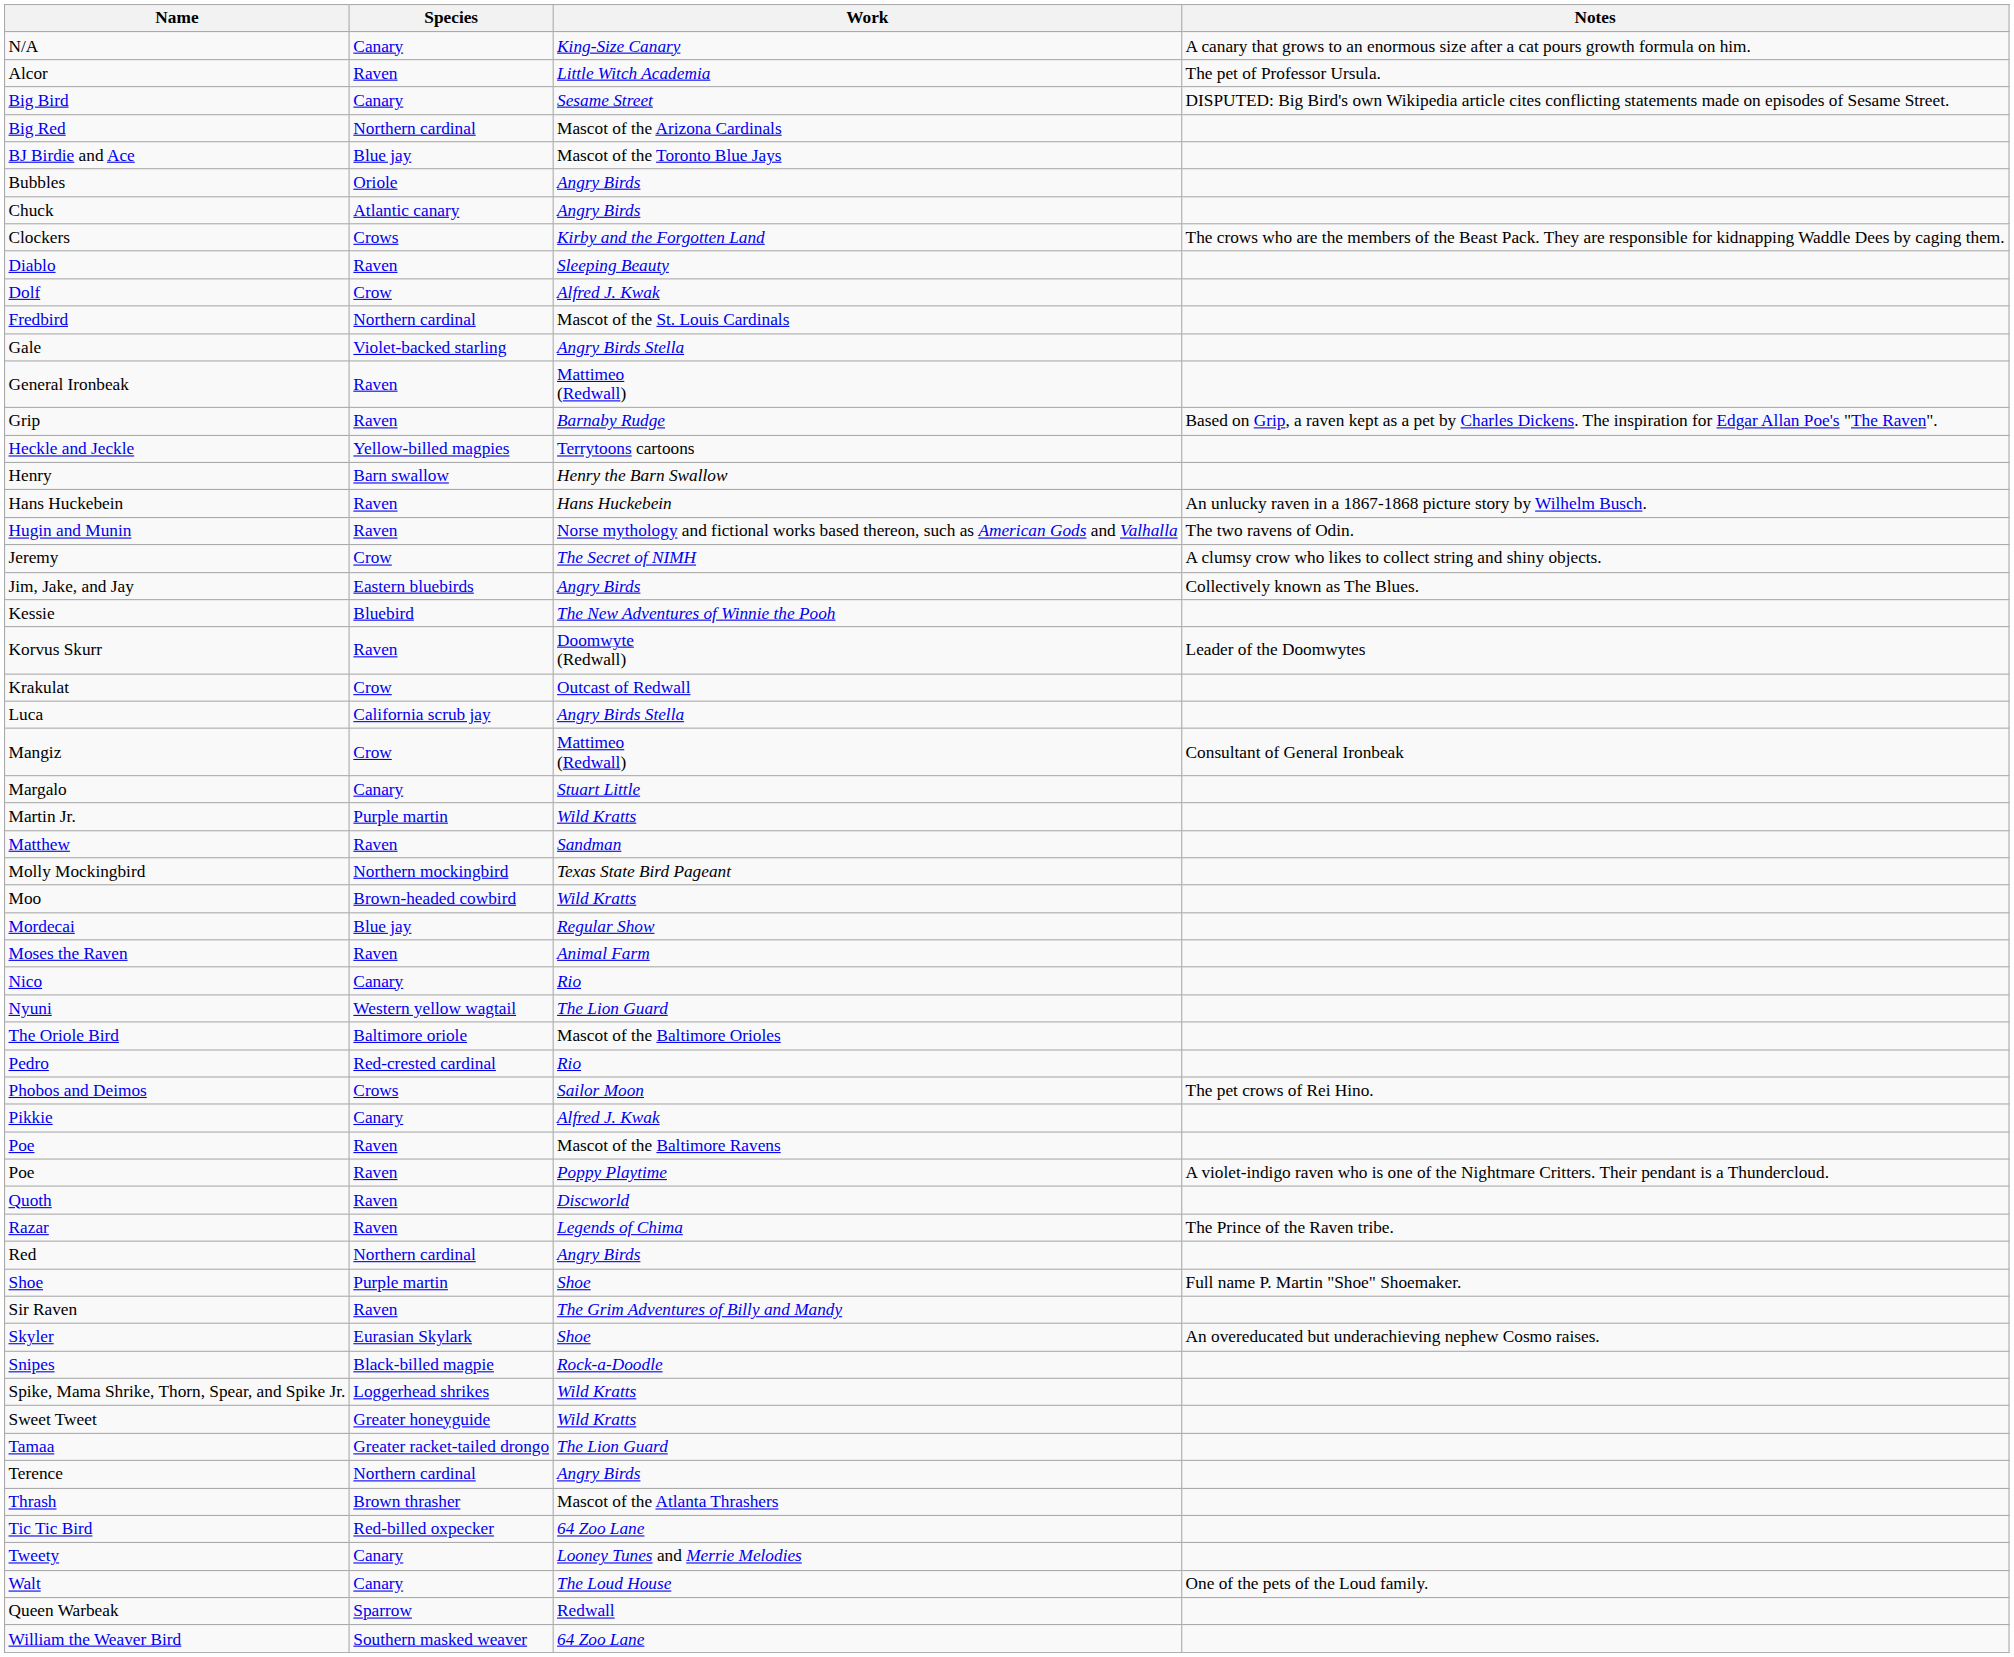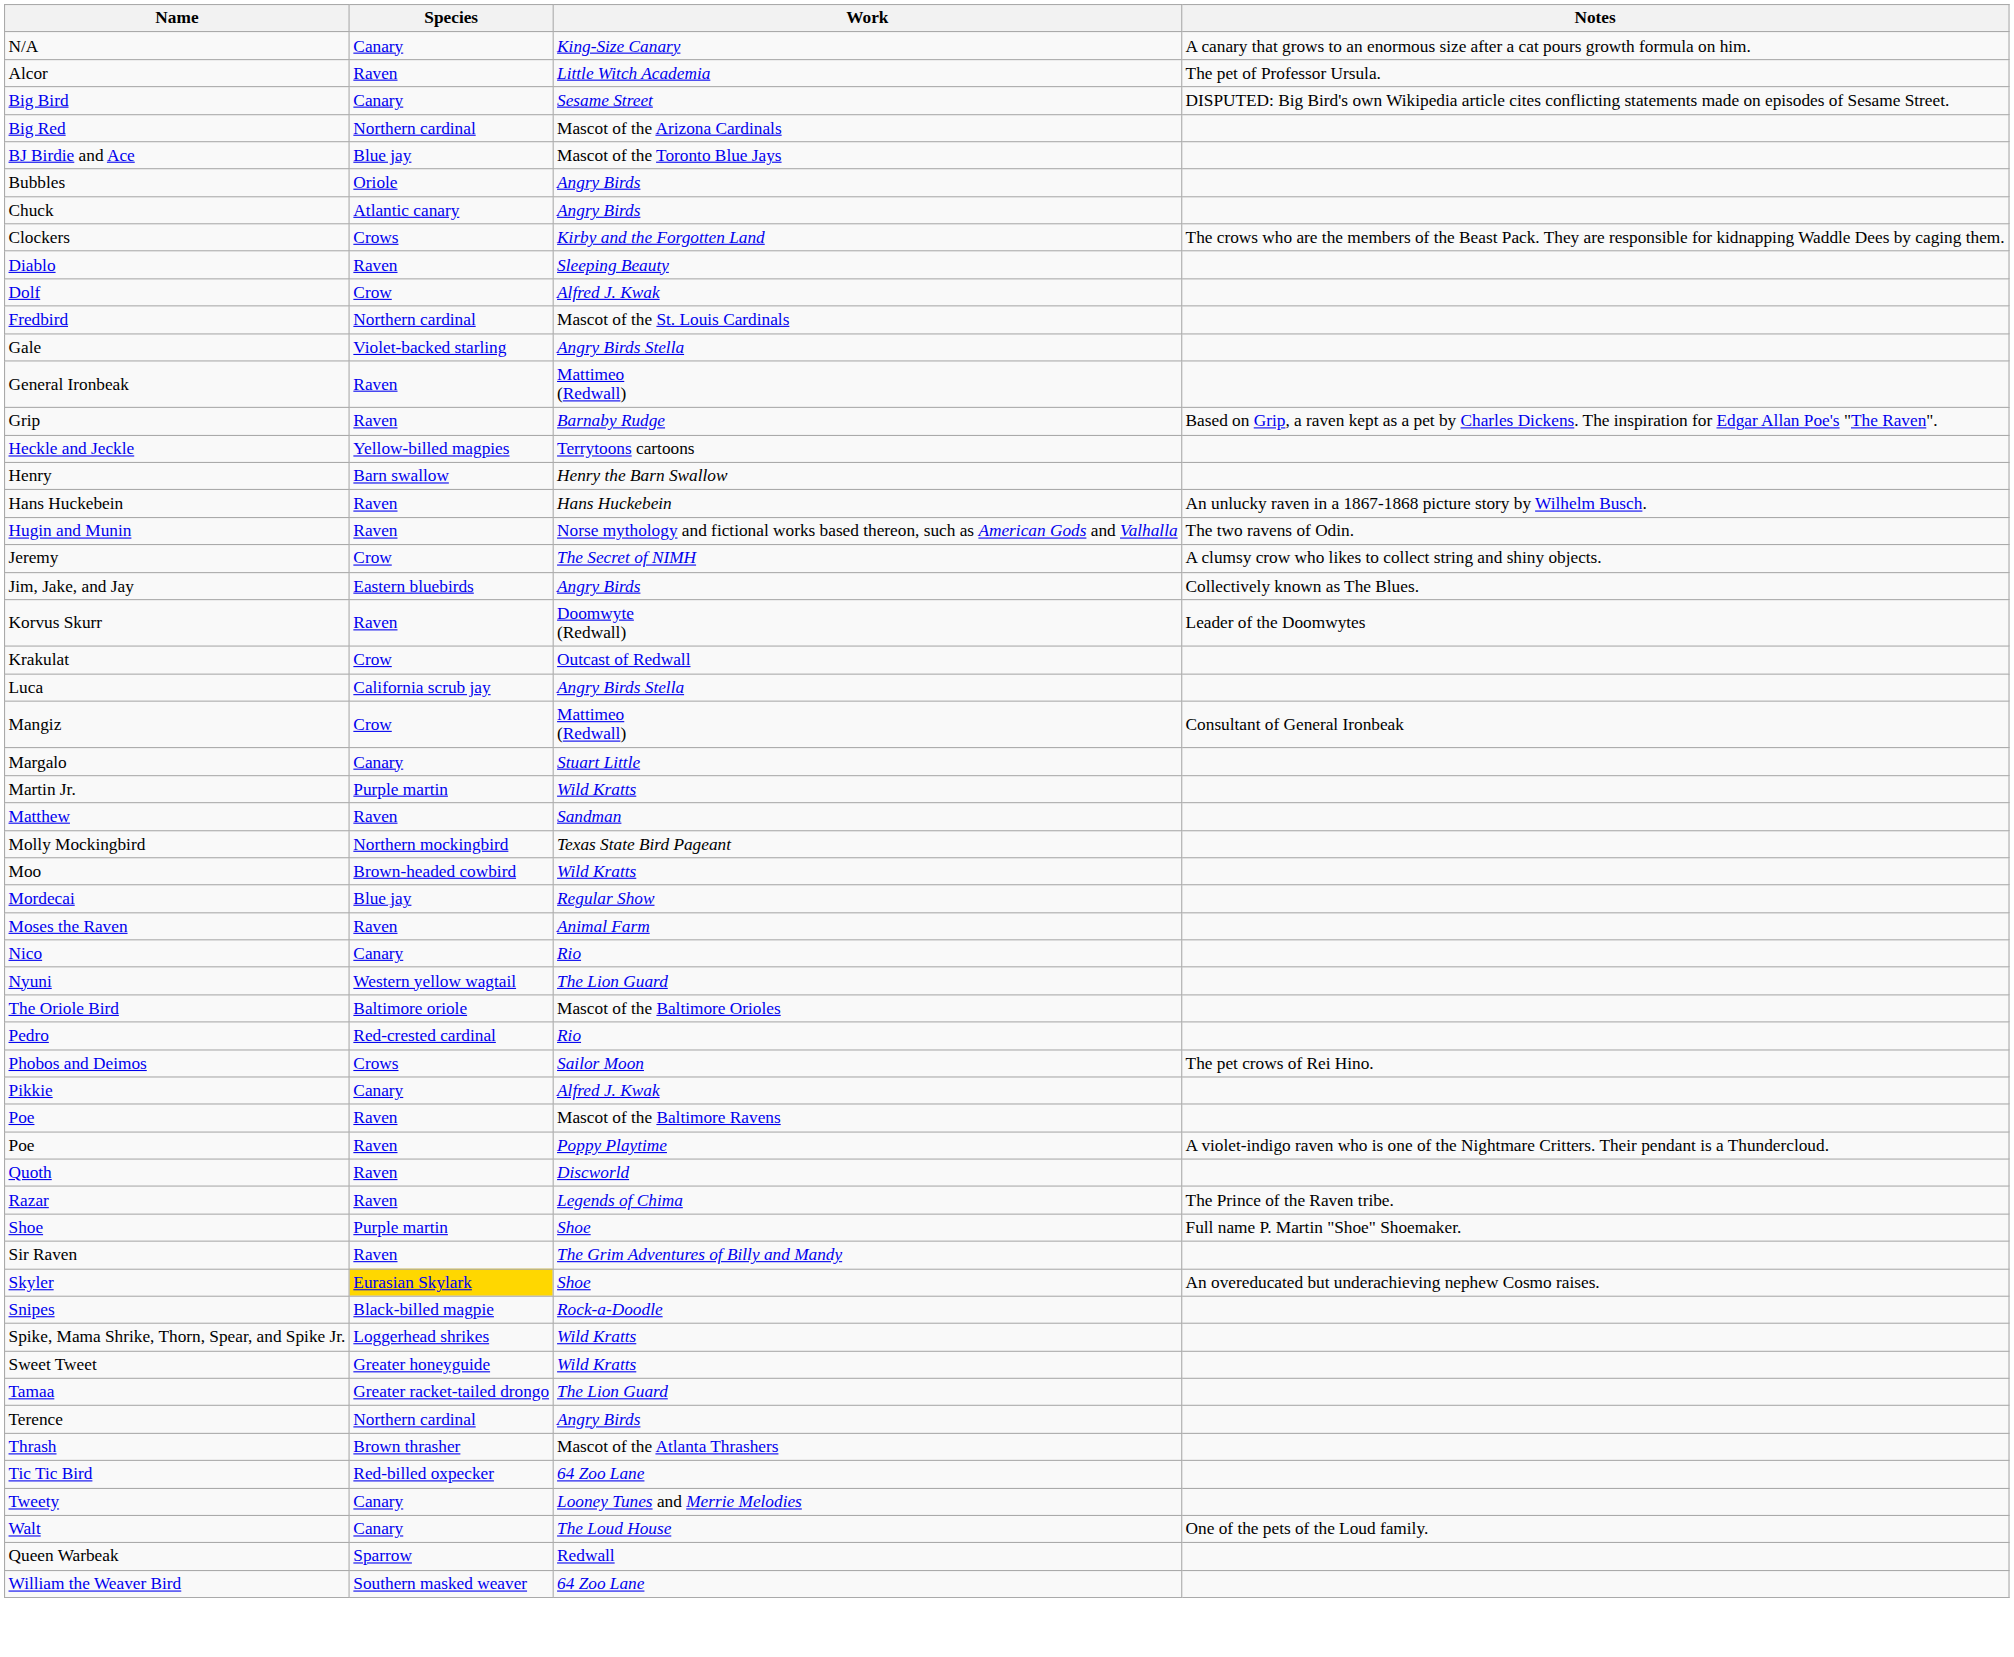- row: (32, 613)
- row: (22, 1254)
(413, 1337) no background -> (413, 1282) gold background
